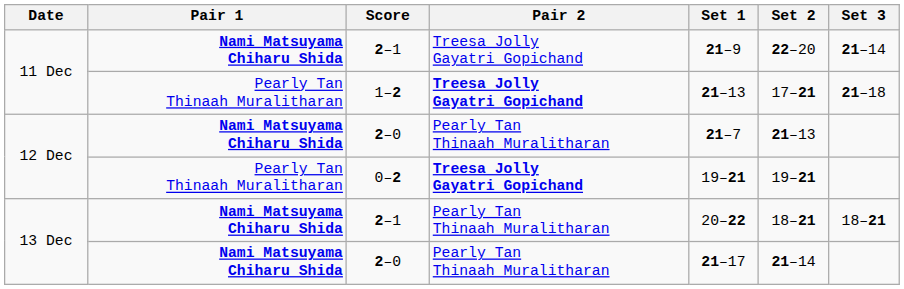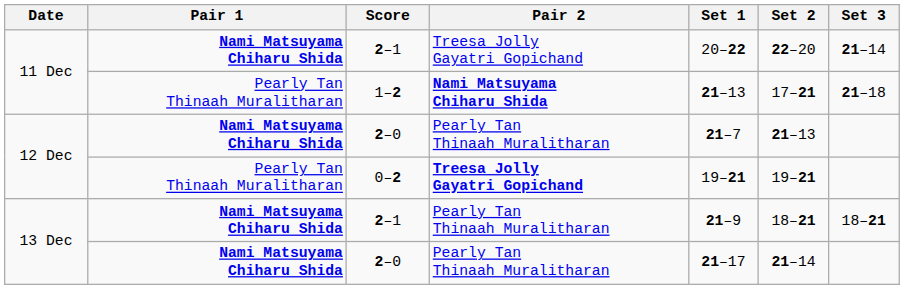(723, 50) 21–9 -> (723, 50) 20–22
(508, 93) Treesa Jolly Gayatri Gopichand -> (495, 93) Nami Matsuyama Chiharu Shida
(723, 220) 20–22 -> (723, 220) 21–9
